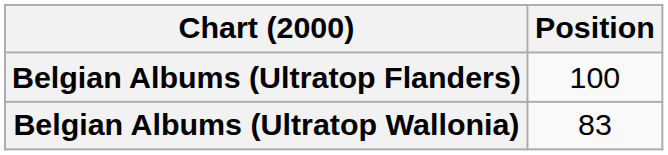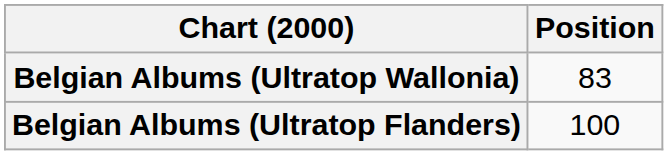rows swapped: (266, 76) <-> (266, 125)
